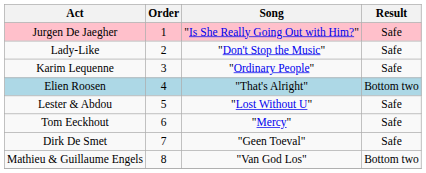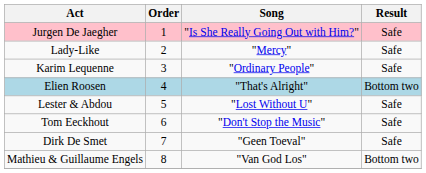(272, 50) "Don't Stop the Music" -> (272, 50) "Mercy"
(272, 123) "Mercy" -> (272, 123) "Don't Stop the Music"
